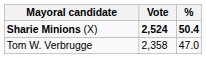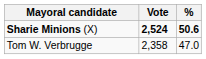(189, 29) 50.4 -> (189, 29) 50.6
